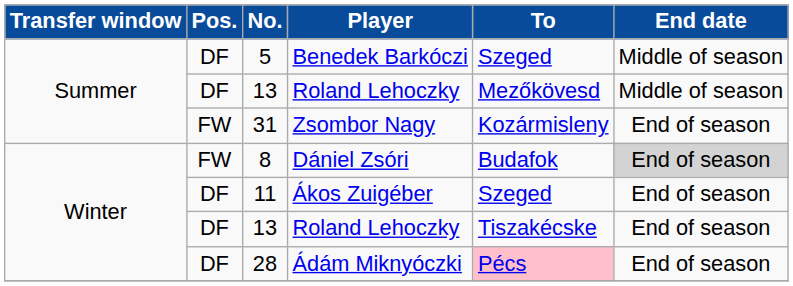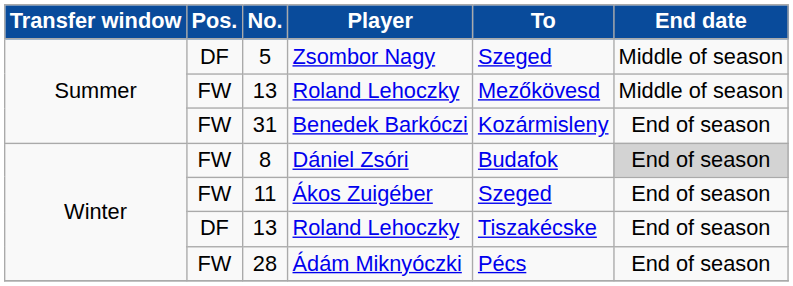(380, 56) Benedek Barkóczi -> (364, 56) Zsombor Nagy
(214, 90) DF -> (214, 90) FW
(364, 125) Zsombor Nagy -> (380, 125) Benedek Barkóczi
(214, 194) DF -> (214, 194) FW
(214, 263) DF -> (214, 263) FW
(502, 263) pink background -> (502, 263) no background
